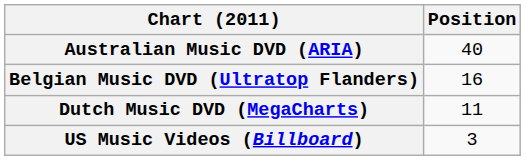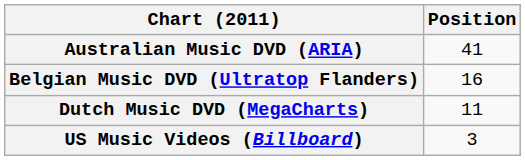(472, 50) 40 -> (472, 50) 41
